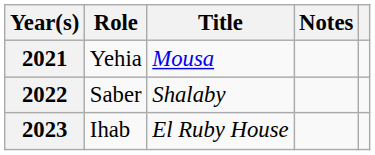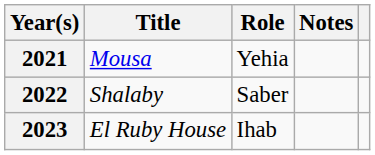columns swapped: (220, 22) <-> (116, 22)
